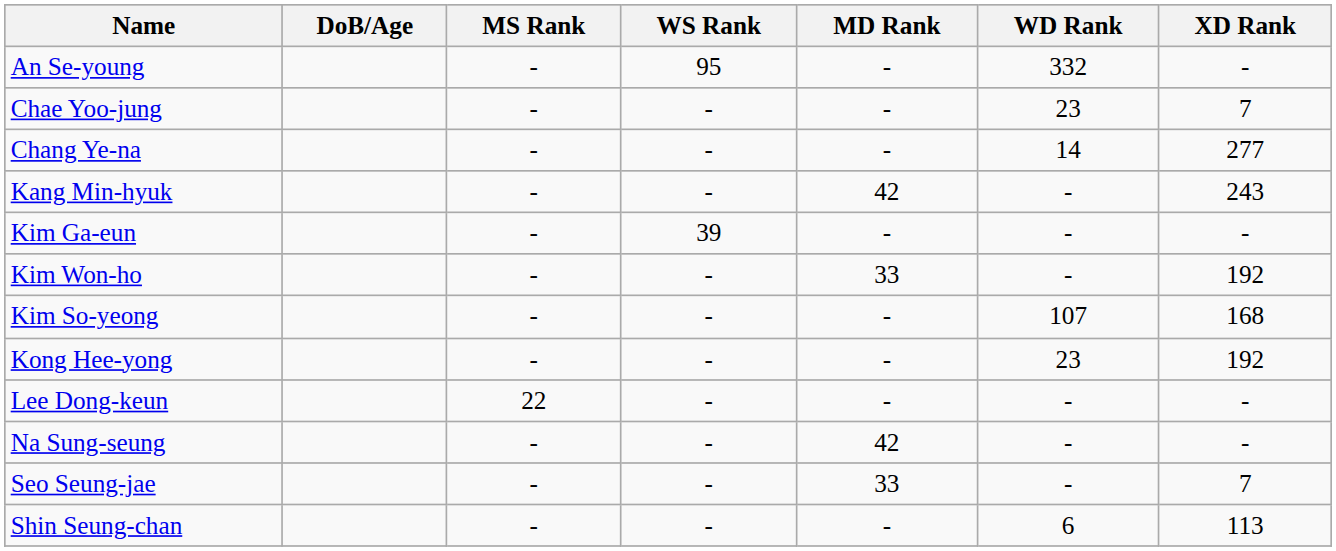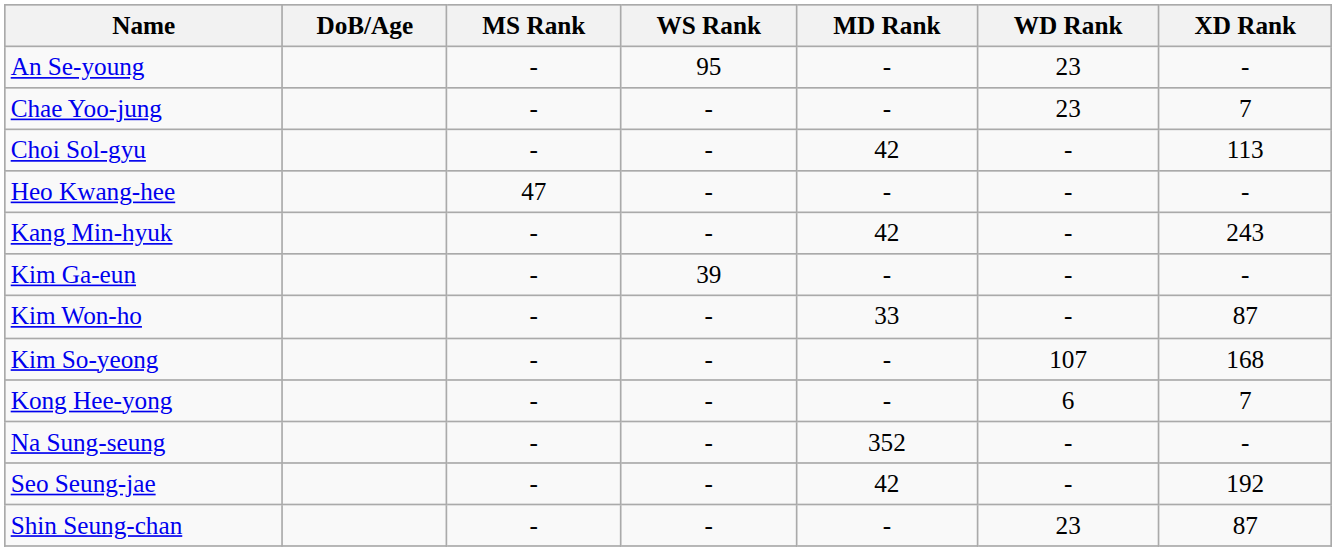(1068, 67) 332 -> (1068, 67) 23
- row: (76, 150)
+ row: (78, 150)
+ row: (93, 191)
(1245, 275) 192 -> (1245, 316) 87
(1068, 358) 23 -> (1068, 399) 6
(1245, 358) 192 -> (1245, 399) 7
- row: (89, 399)
(887, 441) 42 -> (887, 441) 352
(887, 483) 33 -> (887, 483) 42
(1245, 483) 7 -> (1245, 483) 192
(1068, 524) 6 -> (1068, 524) 23
(1245, 524) 113 -> (1245, 524) 87
